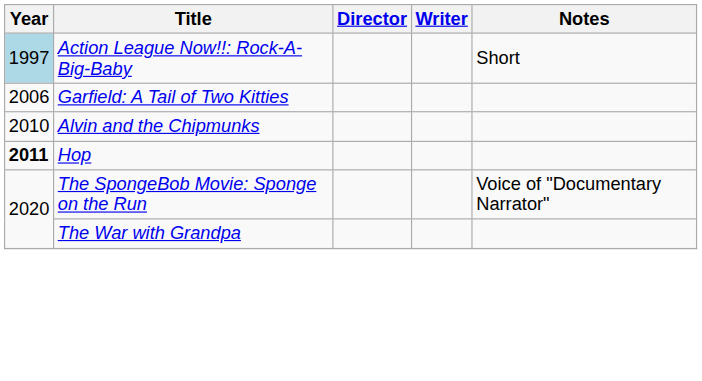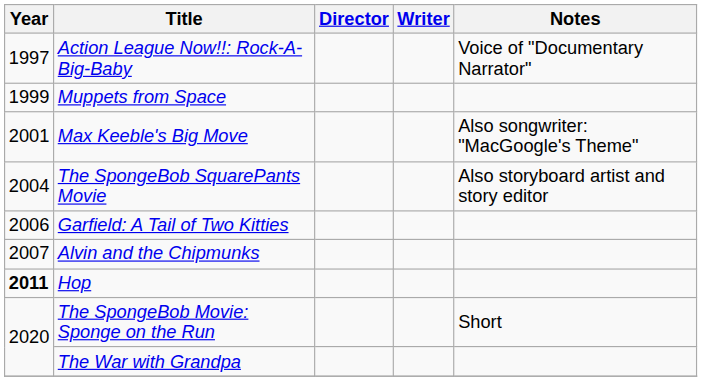(29, 58) lightblue background -> (29, 58) no background
(498, 58) Short -> (551, 58) Voice of "Documentary Narrator"
+ row: (142, 97)
+ row: (153, 136)
+ row: (179, 185)
(29, 126) 2010 -> (29, 254) 2007
(569, 194) Voice of "Documentary Narrator" -> (480, 322) Short
